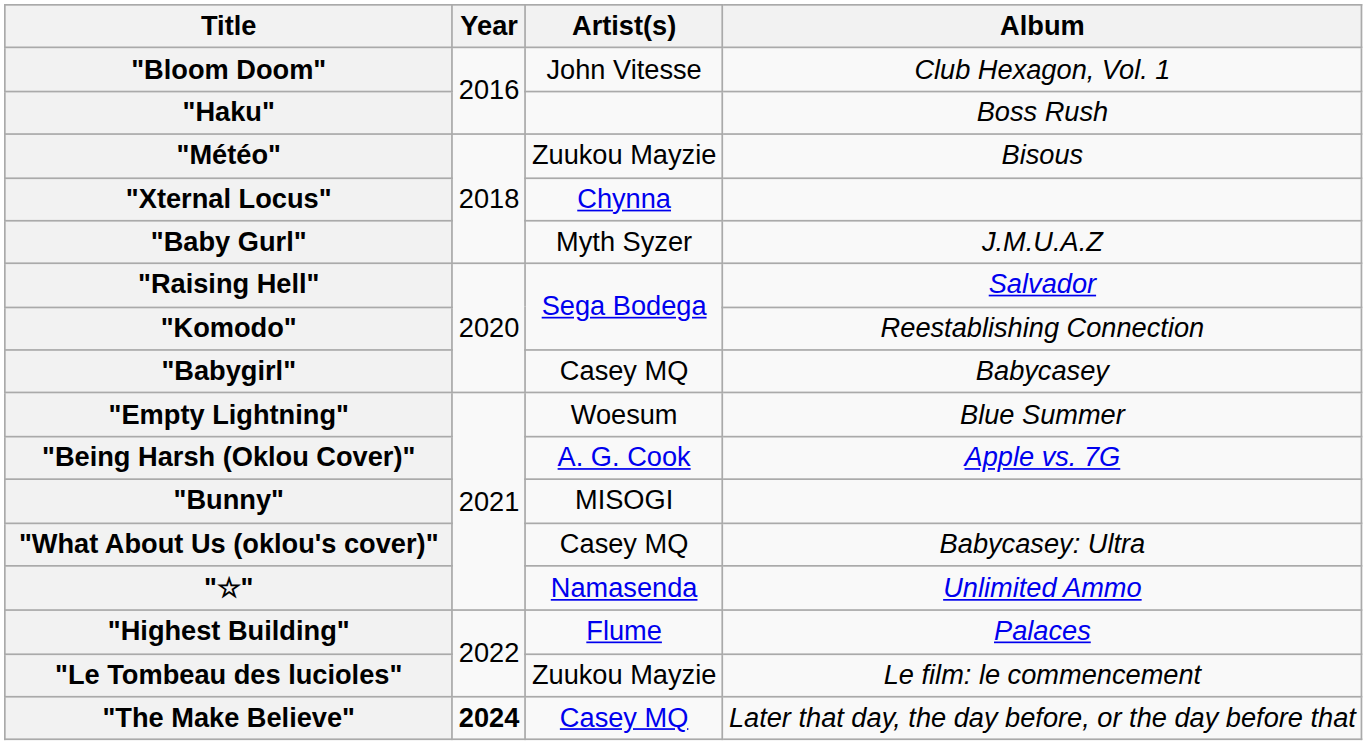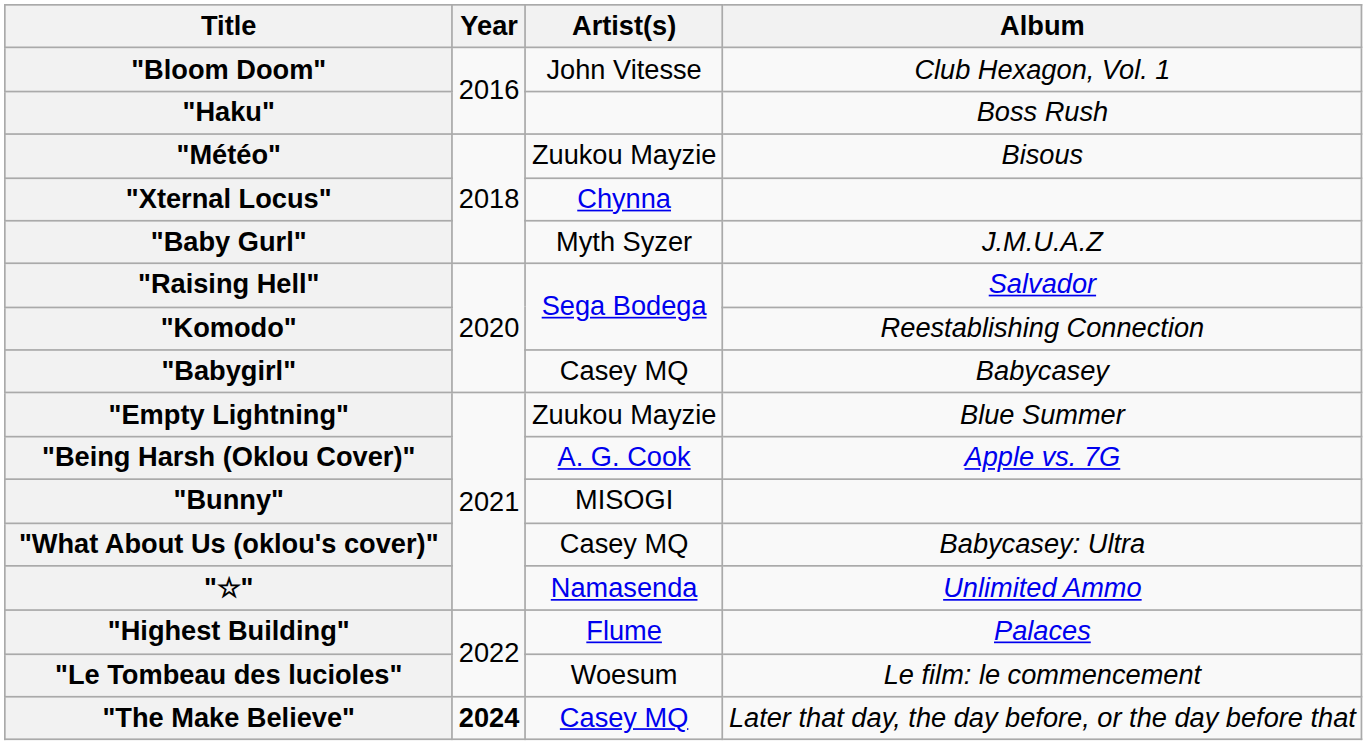(624, 414) Woesum -> (624, 414) Zuukou Mayzie
(624, 674) Zuukou Mayzie -> (624, 674) Woesum
